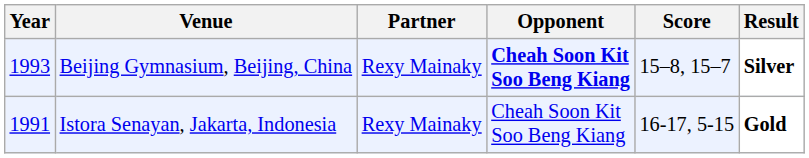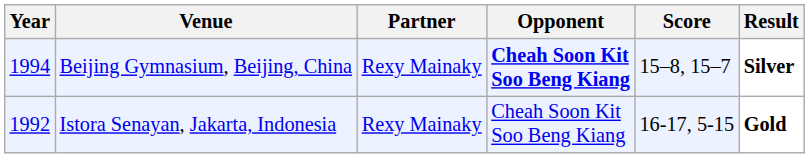(30, 67) 1993 -> (30, 67) 1994
(30, 124) 1991 -> (30, 124) 1992
